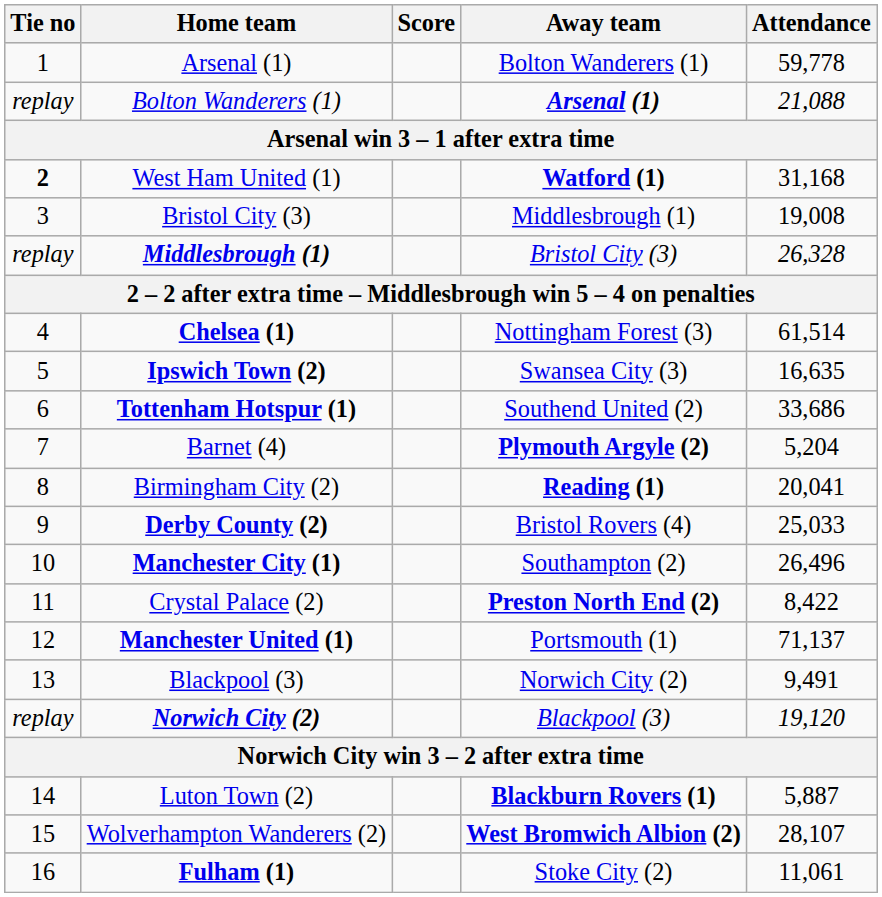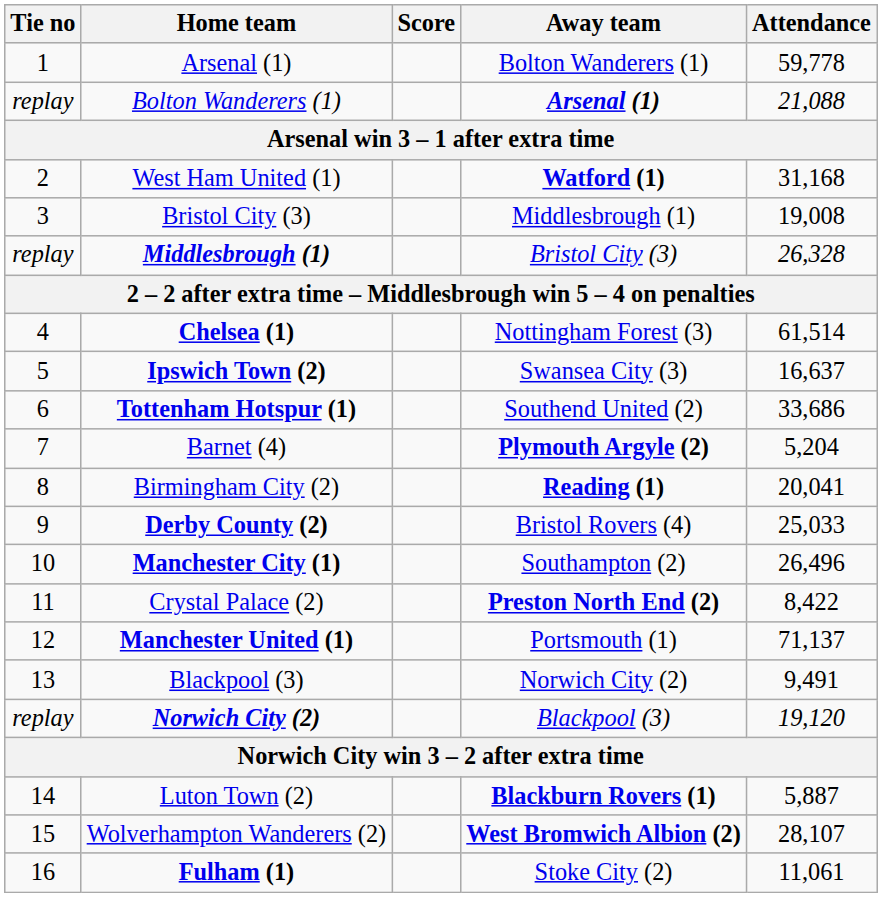(43, 178) bold -> (43, 178) normal
(811, 370) 16,635 -> (811, 370) 16,637
